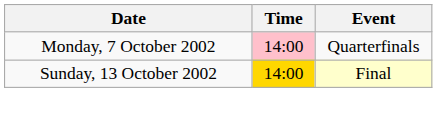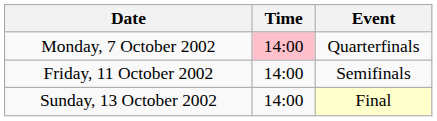+ row: (128, 73)
(284, 73) gold background -> (284, 101) no background
